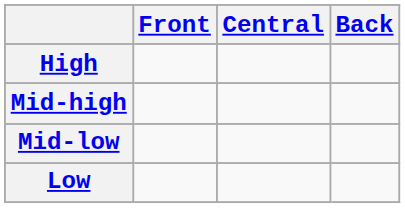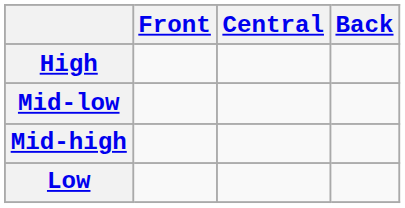rows swapped: (69, 103) <-> (69, 143)
